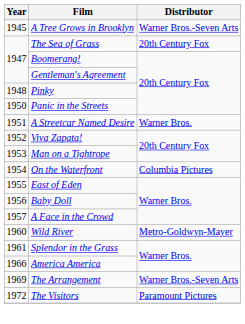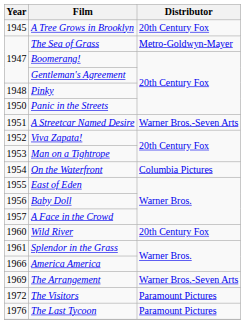(189, 28) Warner Bros.-Seven Arts -> (174, 28) 20th Century Fox
(174, 43) 20th Century Fox -> (186, 43) Metro-Goldwyn-Mayer
(165, 122) Warner Bros. -> (189, 122) Warner Bros.-Seven Arts
(186, 232) Metro-Goldwyn-Mayer -> (174, 232) 20th Century Fox
+ row: (64, 311)
